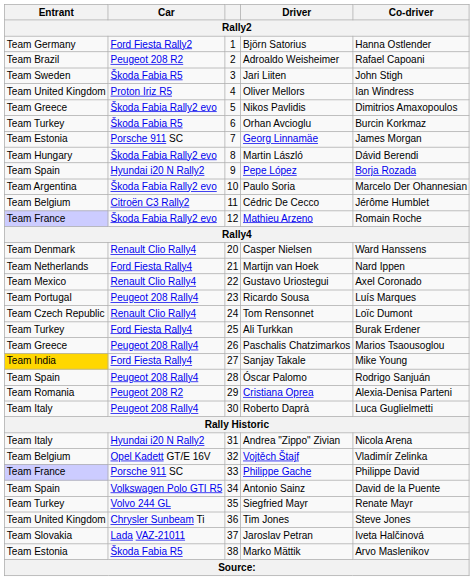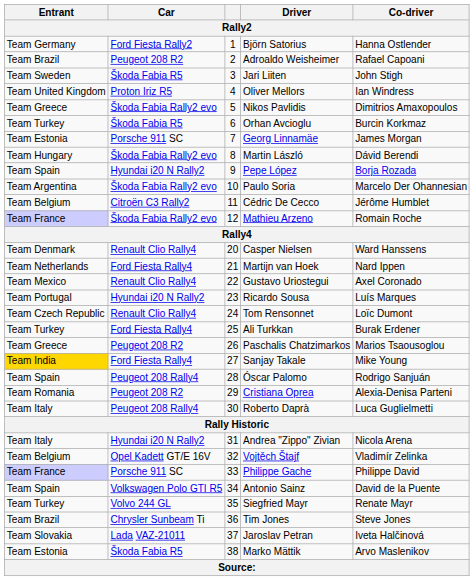(154, 297) Peugeot 208 Rally4 -> (157, 297) Hyundai i20 N Rally2
(154, 345) Peugeot 208 Rally4 -> (147, 345) Peugeot 208 R2
(56, 520) Team United Kingdom -> (33, 520) Team Brazil
